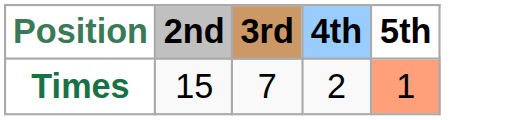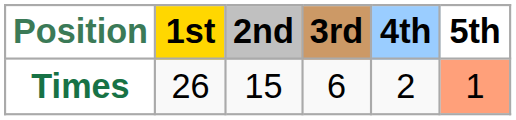+ column: (191, 31)
(267, 85) 7 -> (337, 85) 6
